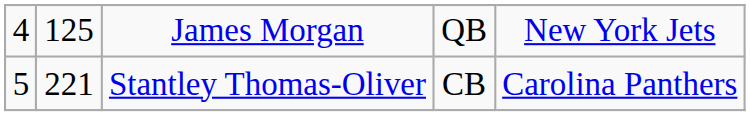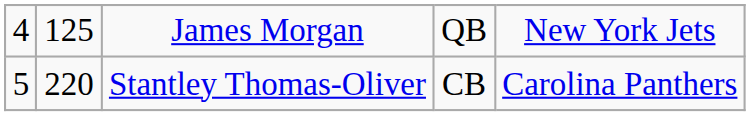(69, 82) 221 -> (69, 82) 220
